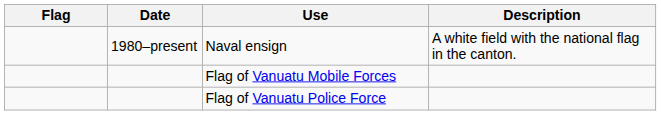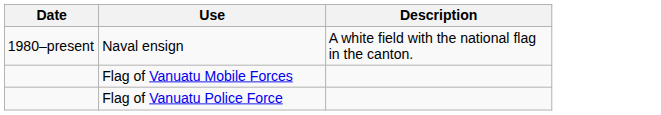- column: (56, 15)
